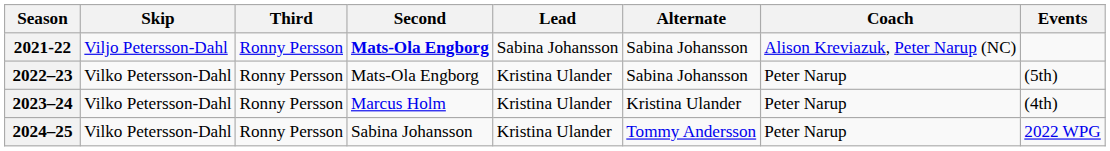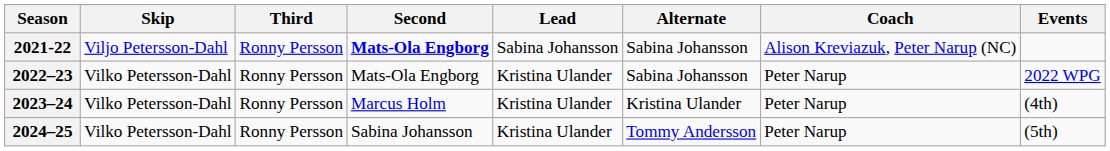(1041, 75) (5th) -> (1063, 75) 2022 WPG
(1063, 132) 2022 WPG -> (1041, 132) (5th)
